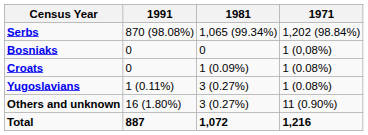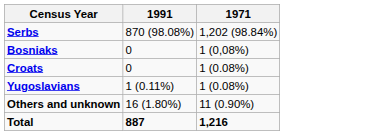- column: (238, 14)
